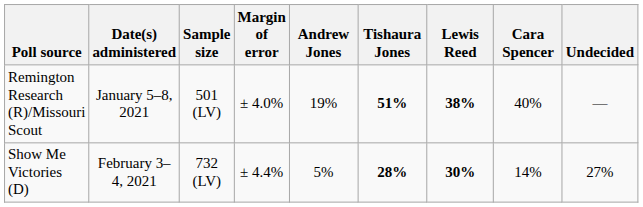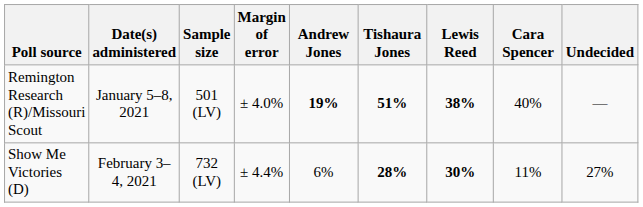(323, 103) normal -> (323, 103) bold
(323, 172) 5% -> (323, 172) 6%
(528, 172) 14% -> (528, 172) 11%
